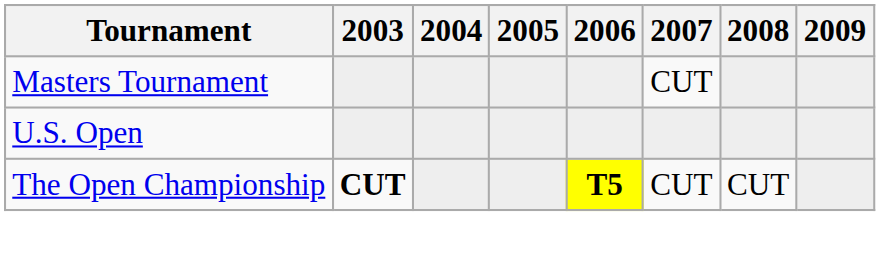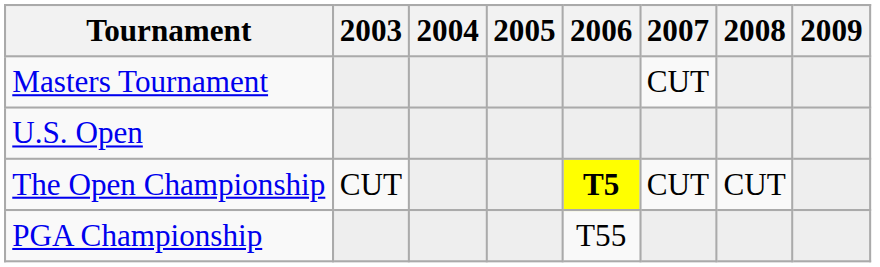(373, 184) bold -> (371, 184) normal
+ row: (137, 235)
